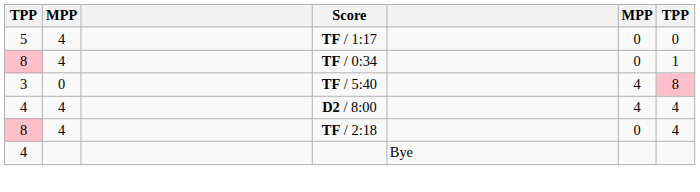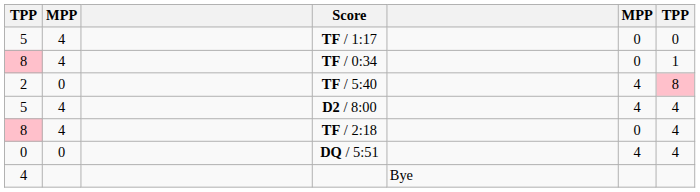(24, 84) 3 -> (24, 84) 2
(24, 107) 4 -> (24, 107) 5
+ row: (349, 152)
